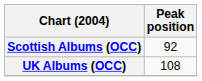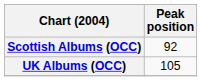(170, 66) 108 -> (170, 66) 105
